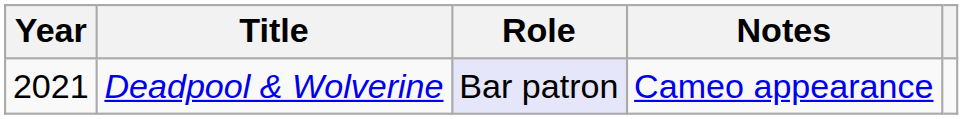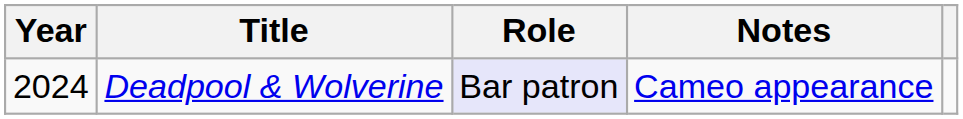(51, 85) 2021 -> (51, 85) 2024
